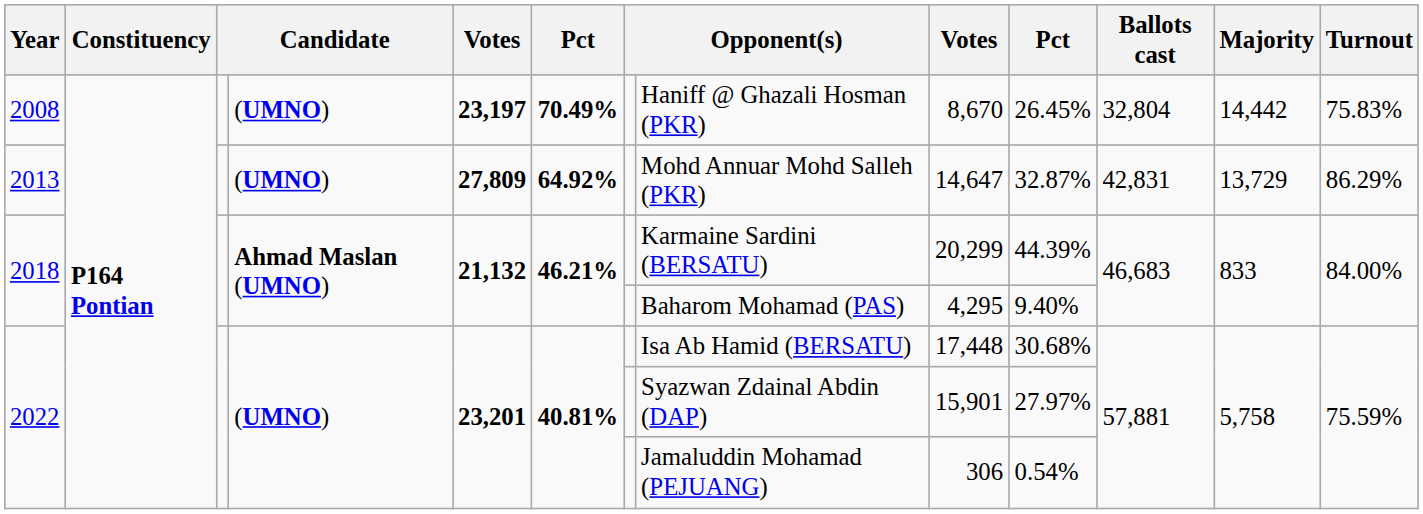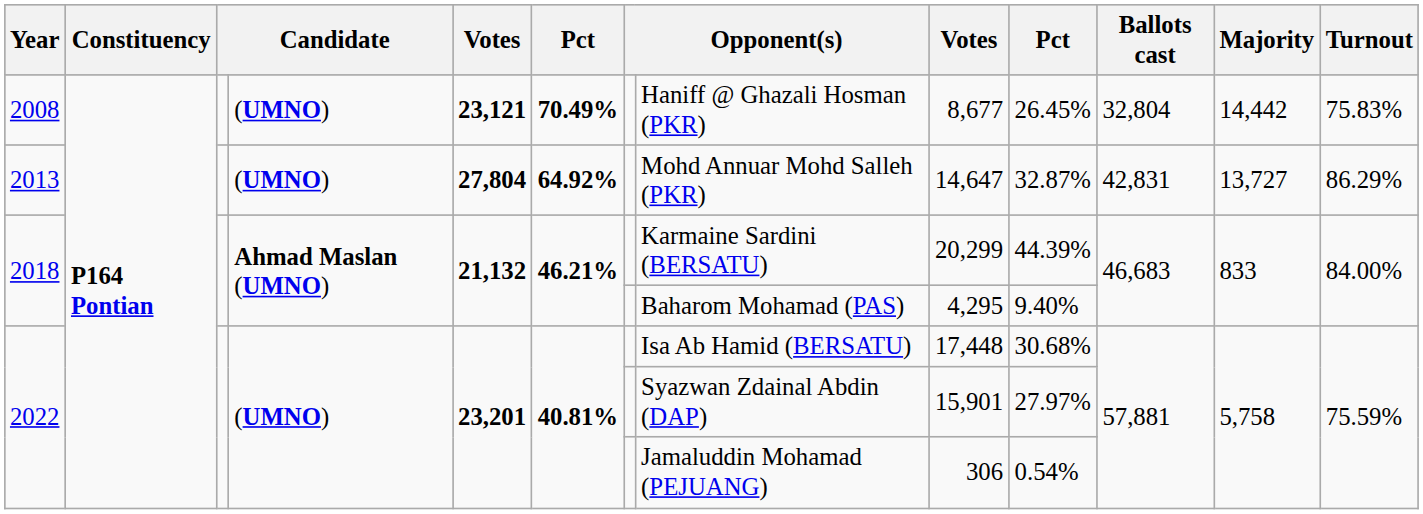(492, 109) 23,197 -> (492, 109) 23,121
(975, 109) 8,670 -> (975, 109) 8,677
(492, 179) 27,809 -> (492, 179) 27,804
(1253, 179) 13,729 -> (1253, 179) 13,727
